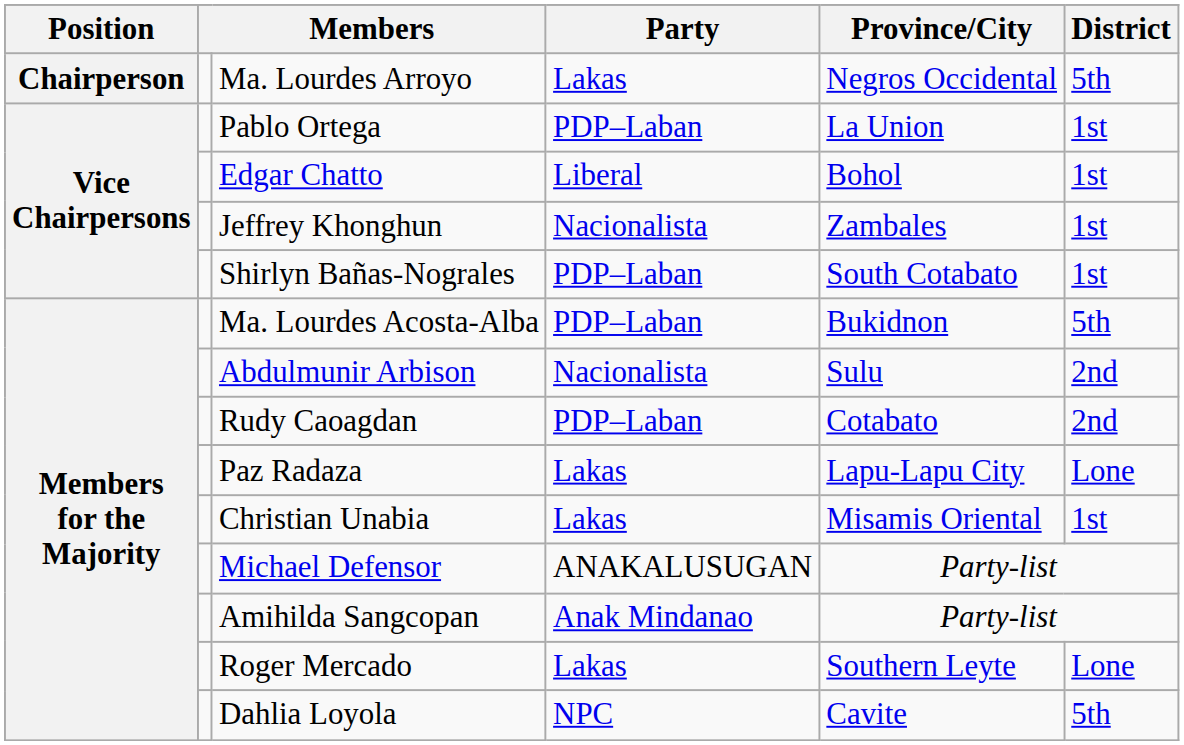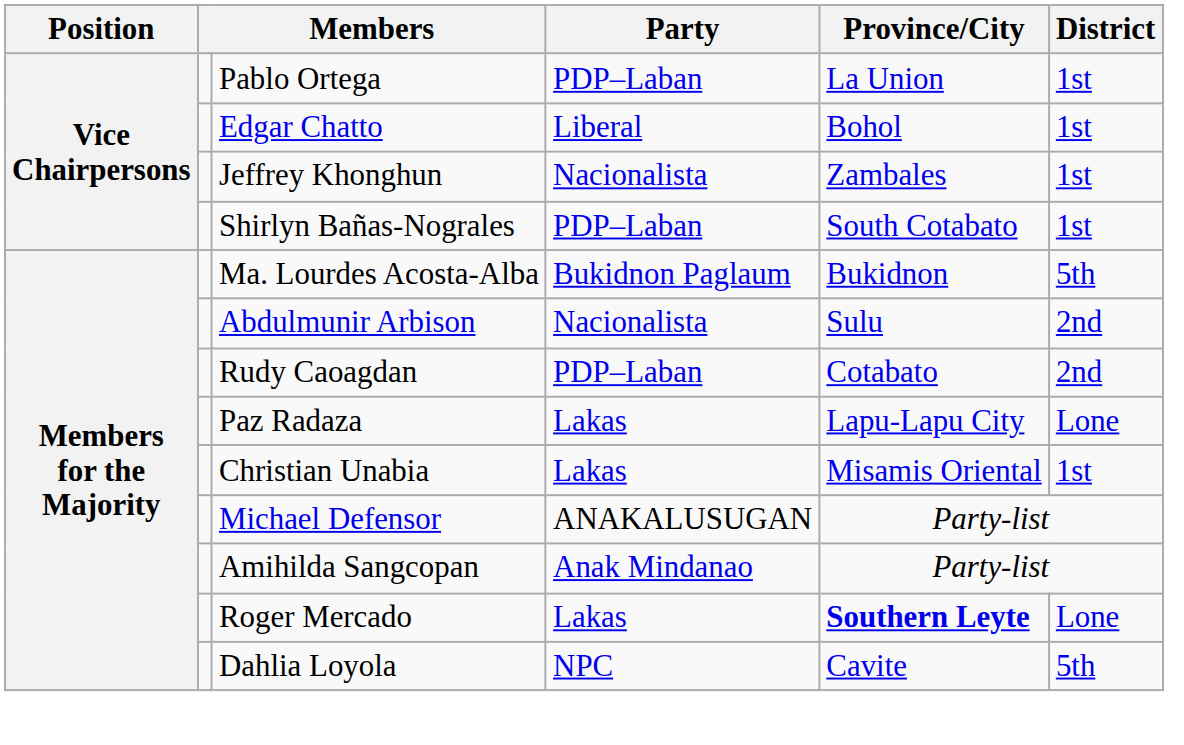- row: (345, 77)
(628, 322) PDP–Laban -> (672, 273) Bukidnon Paglaum
(921, 665) normal -> (928, 616) bold
